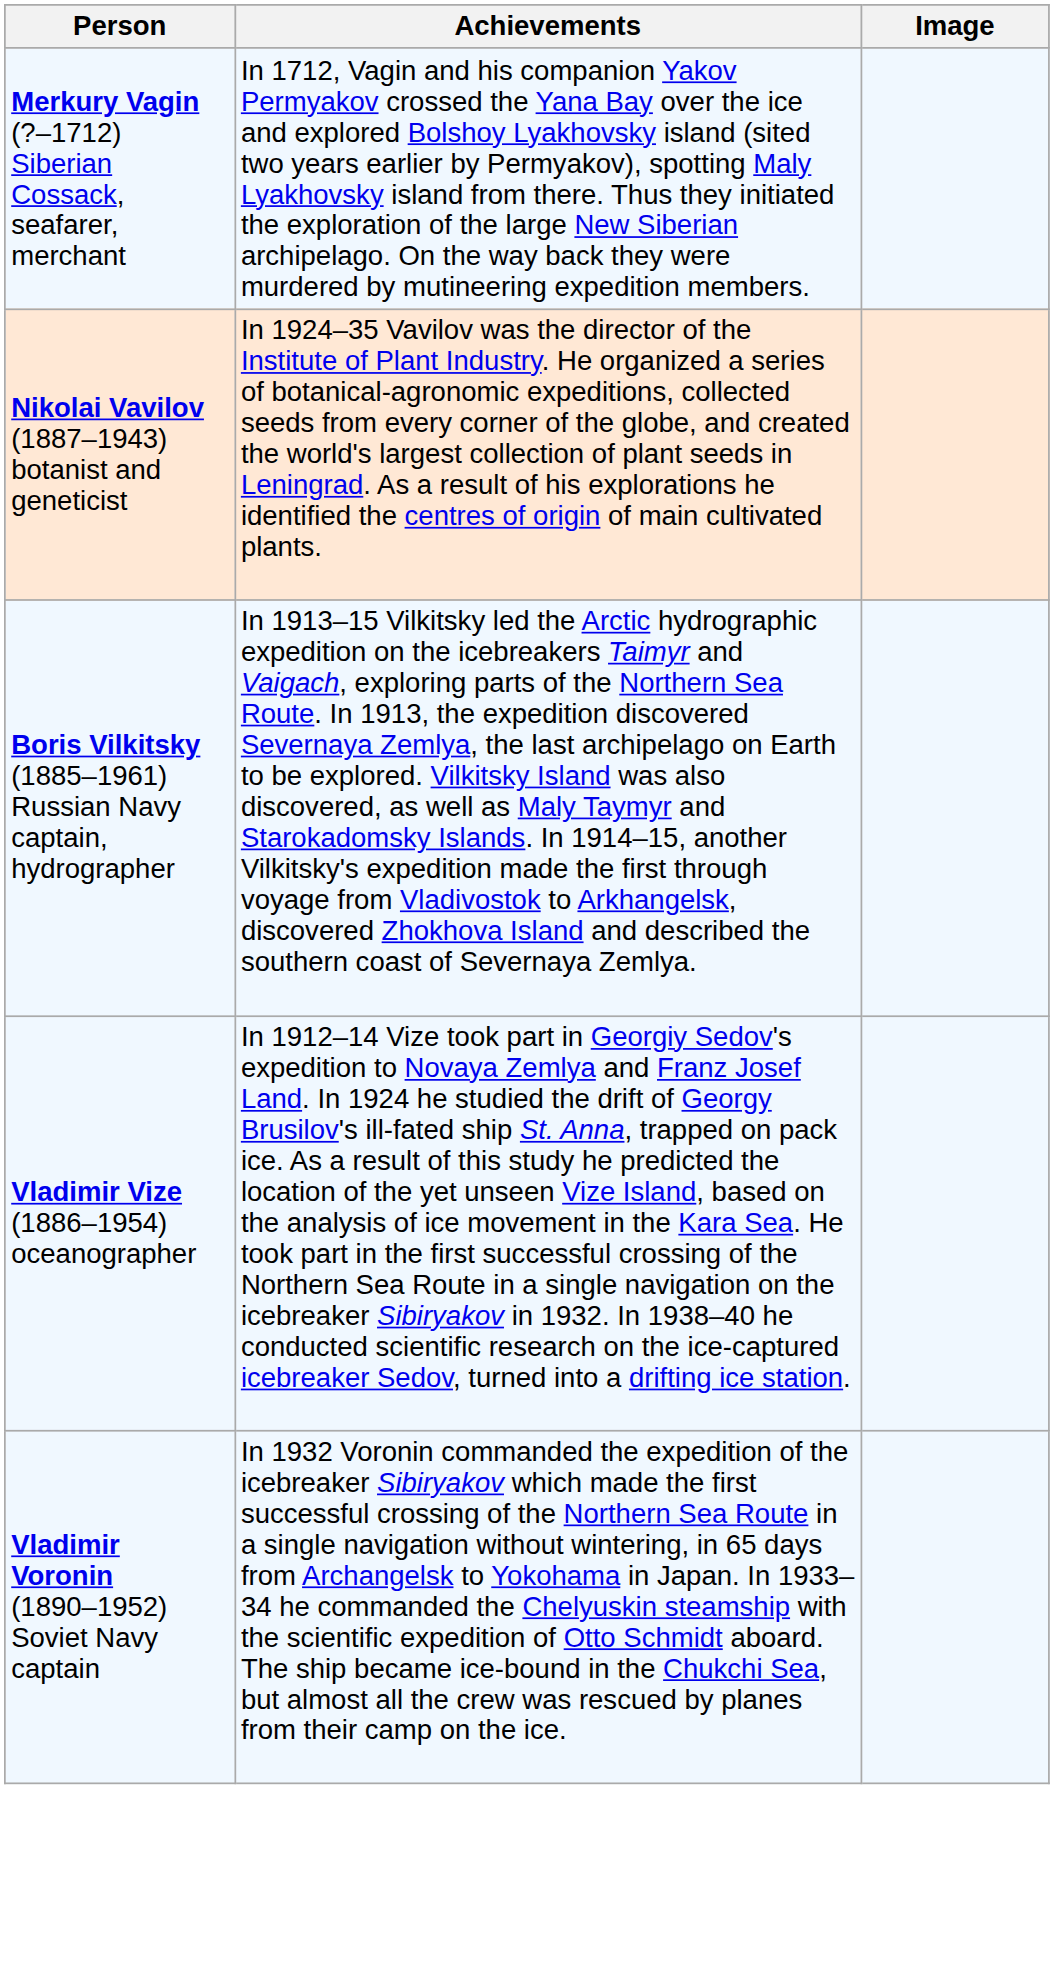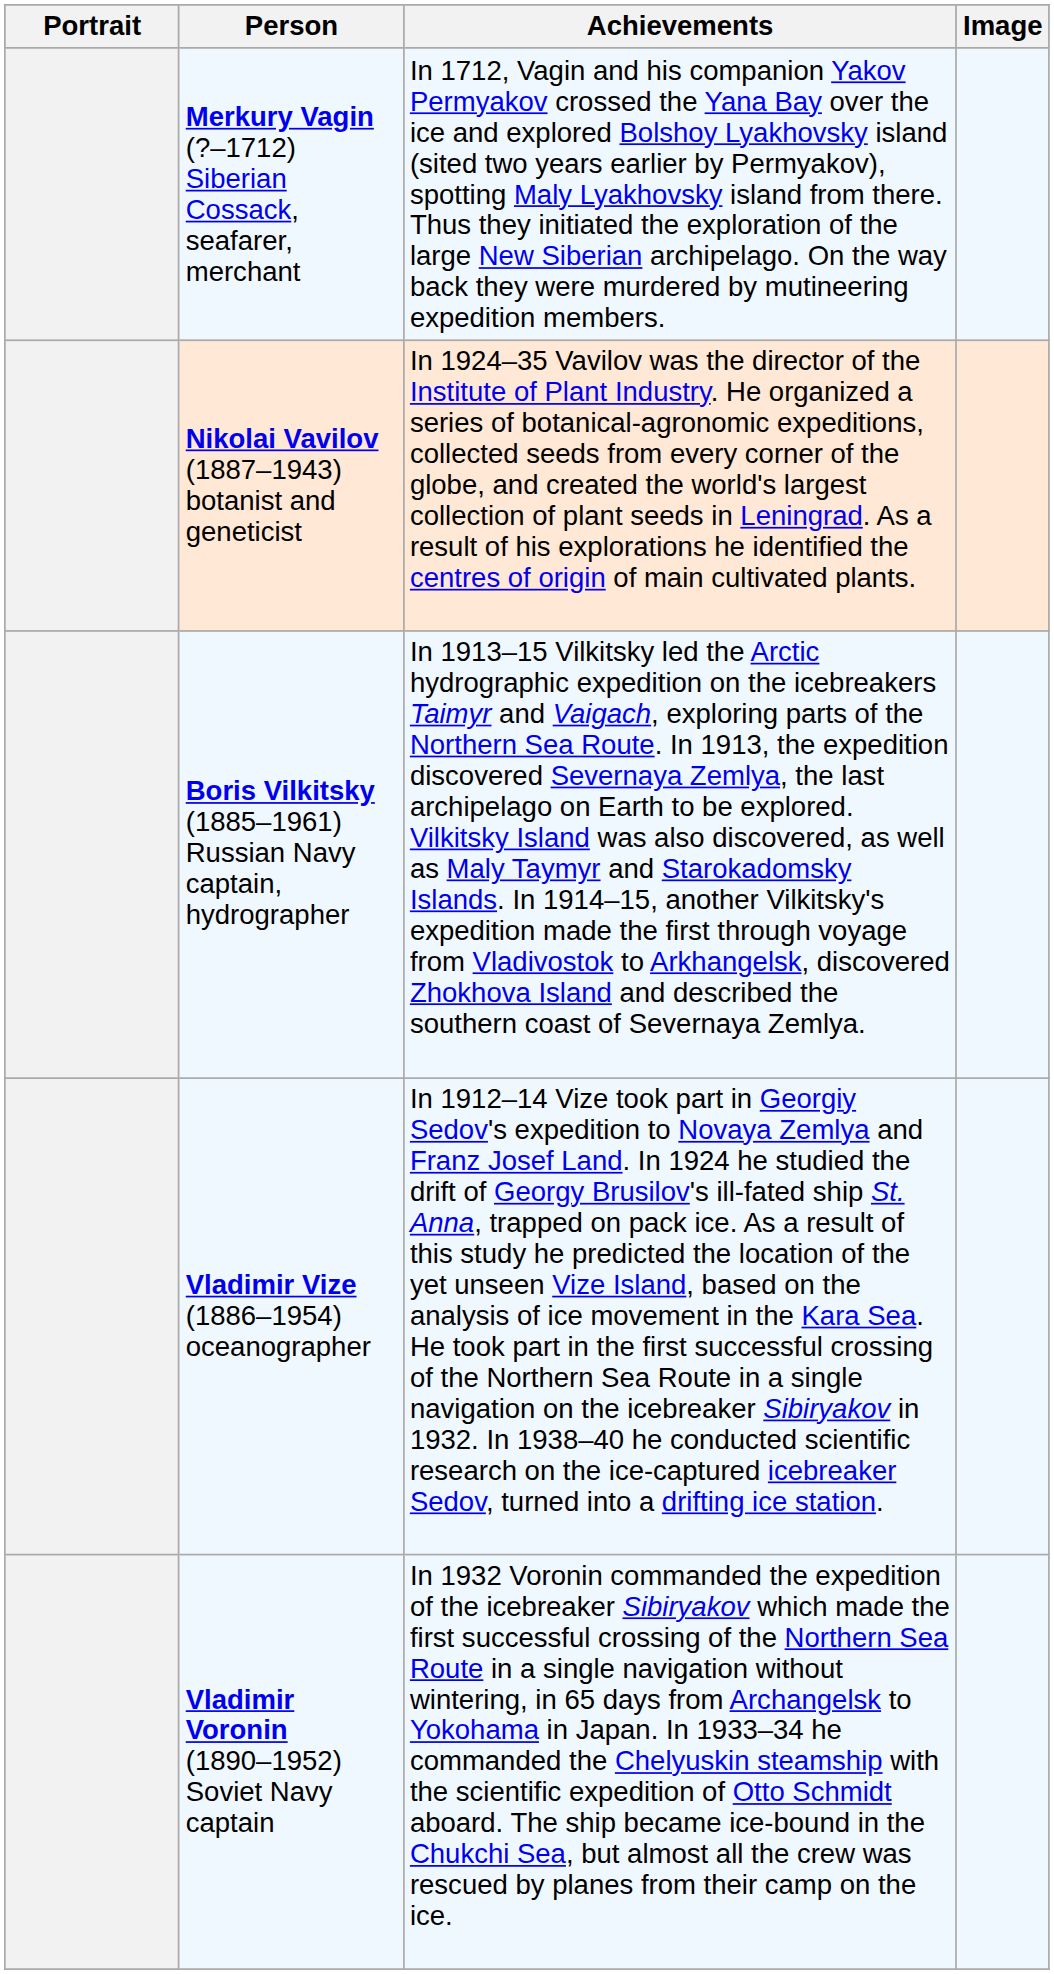+ column: (92, 26)
